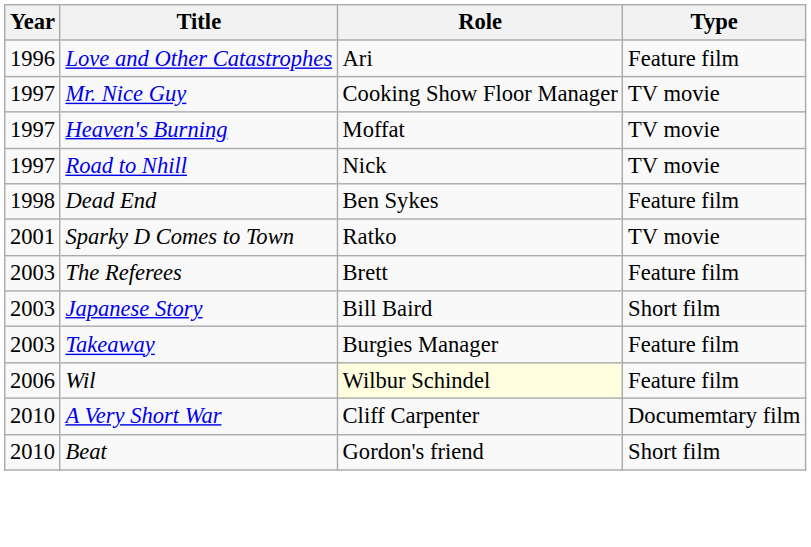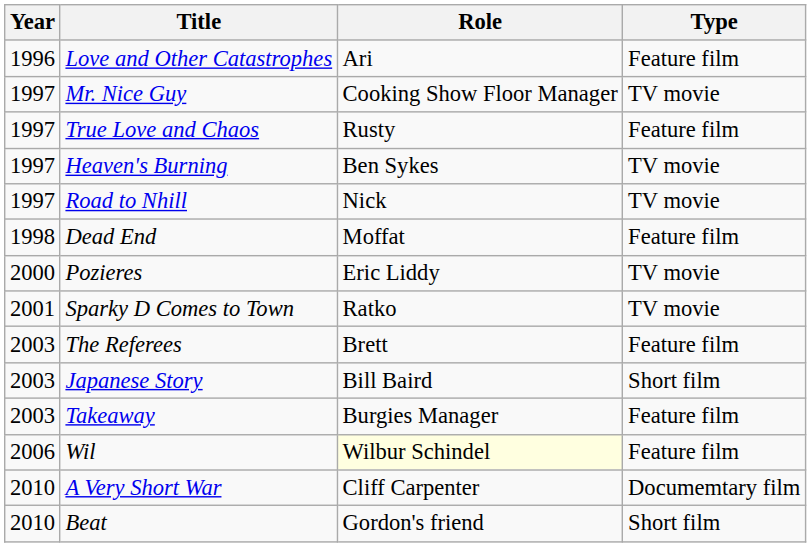+ row: (162, 129)
(374, 129) Moffat -> (391, 165) Ben Sykes
(391, 201) Ben Sykes -> (374, 237) Moffat
+ row: (104, 272)
